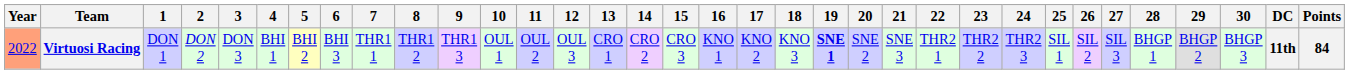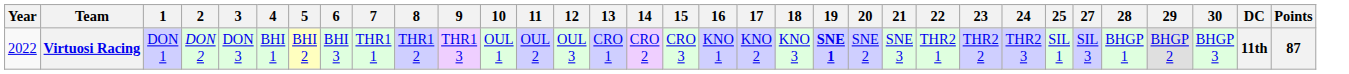- column: (1088, 15)
(22, 48) lightsalmon background -> (22, 48) no background
(1322, 48) 84 -> (1293, 48) 87
